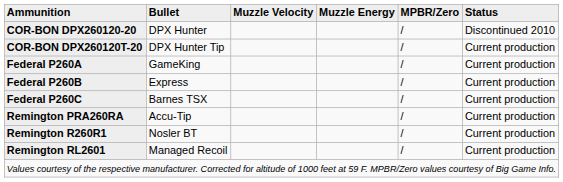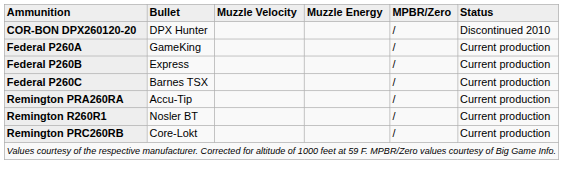- row: (75, 47)
+ row: (65, 133)
- row: (56, 151)
